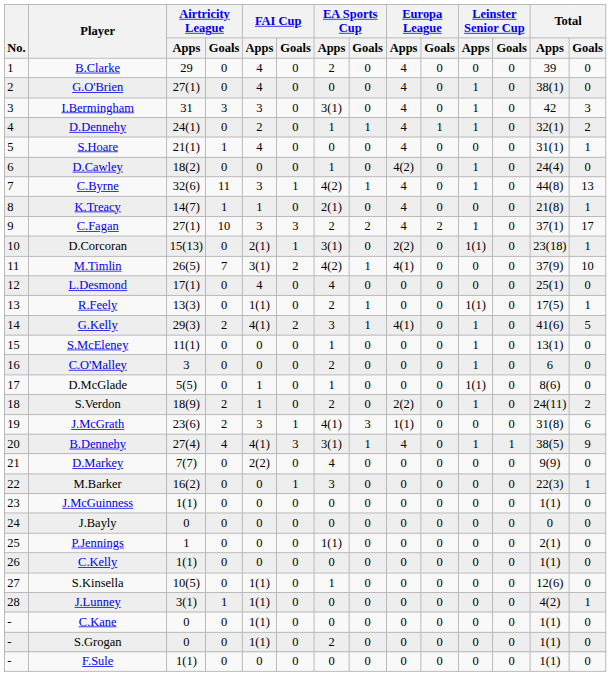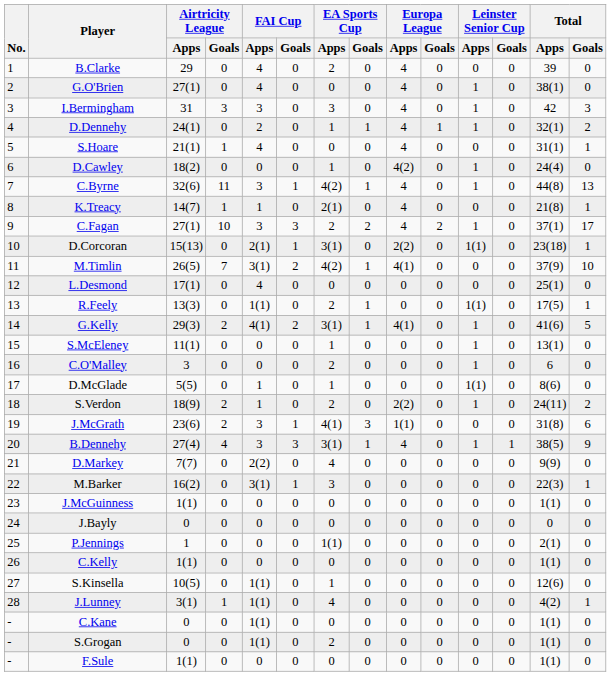(332, 107) 3(1) -> (332, 107) 3
(332, 285) 4 -> (332, 285) 0
(332, 325) 3 -> (332, 325) 3(1)
(259, 444) 4(1) -> (259, 444) 3
(259, 483) 0 -> (259, 483) 3(1)
(332, 602) 0 -> (332, 602) 4
